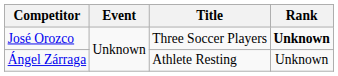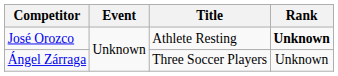(210, 38) Three Soccer Players -> (194, 38) Athlete Resting
(194, 60) Athlete Resting -> (210, 60) Three Soccer Players
